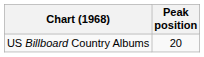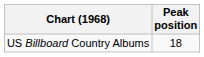(176, 43) 20 -> (176, 43) 18
